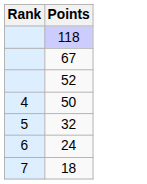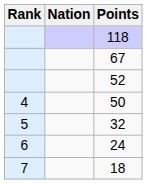+ column: (69, 15)
